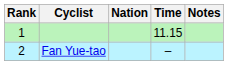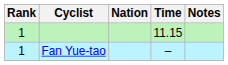(22, 51) 2 -> (22, 51) 1
